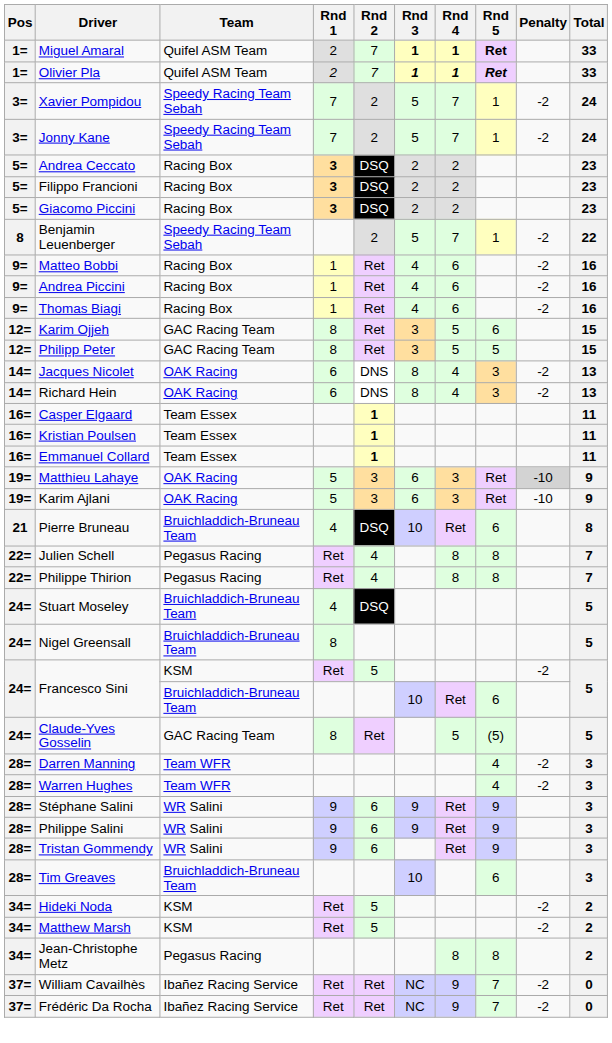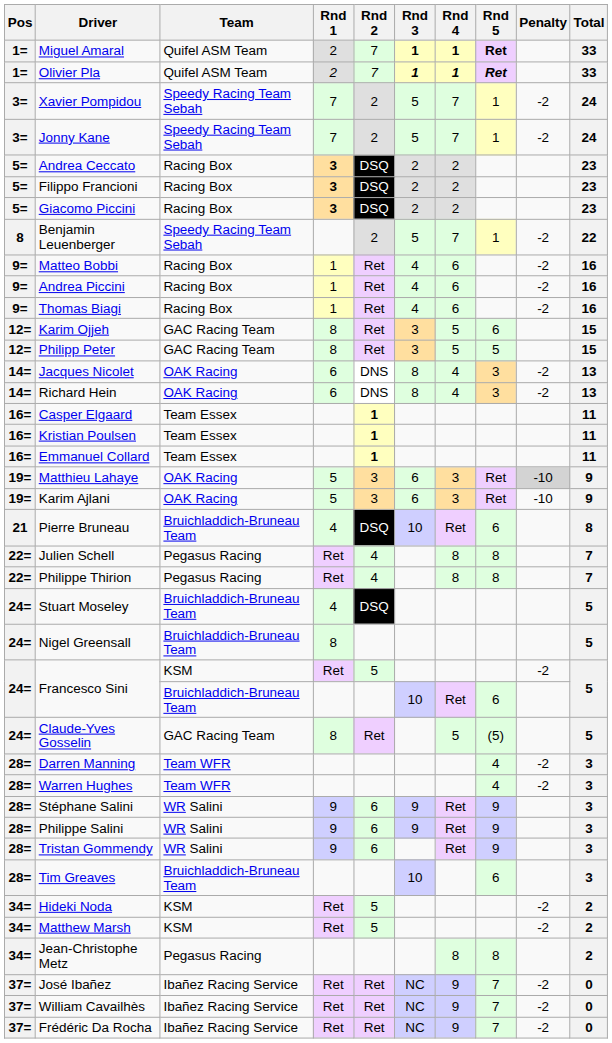+ row: (75, 985)
